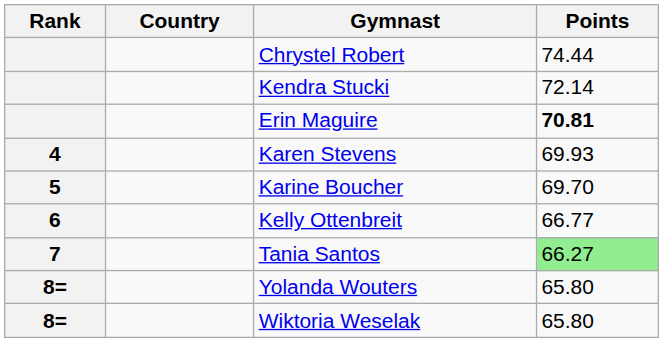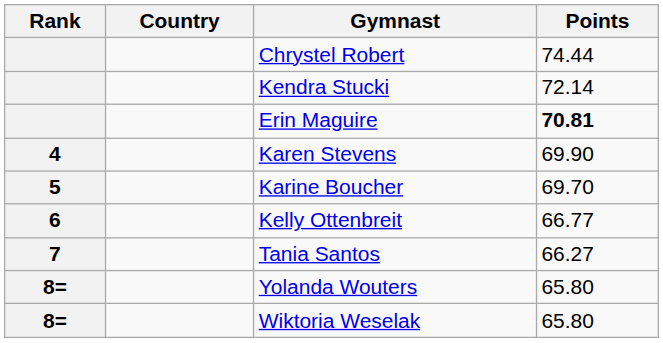(568, 154) 69.93 -> (568, 154) 69.90
(568, 253) lightgreen background -> (568, 253) no background
